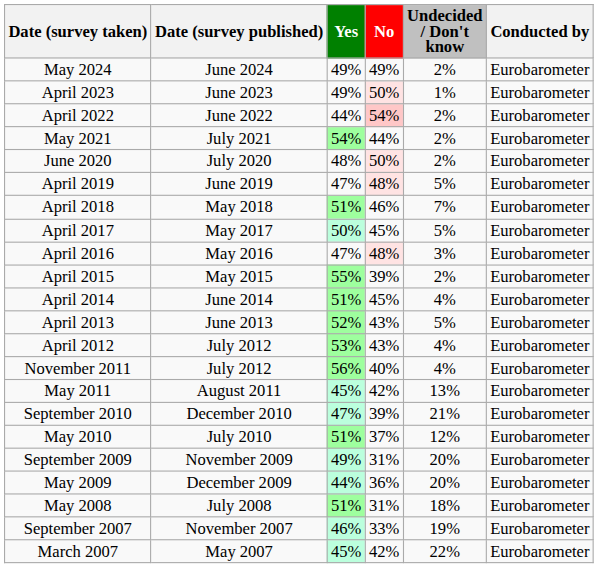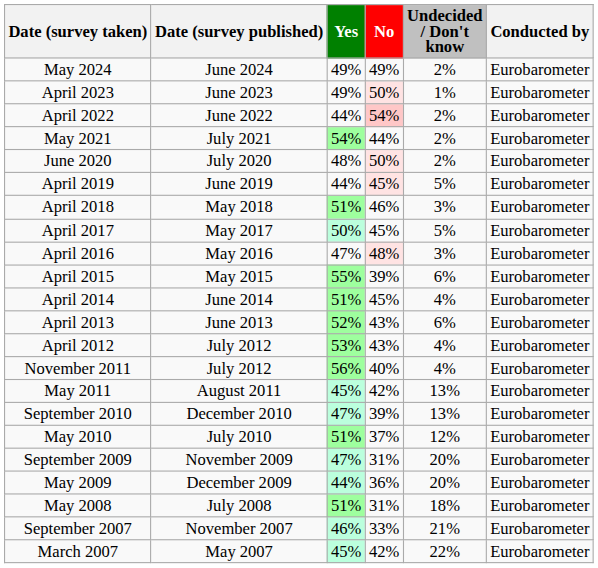(346, 184) 47% -> (346, 184) 44%
(384, 184) 48% -> (384, 184) 45%
(445, 207) 7% -> (445, 207) 3%
(445, 276) 2% -> (445, 276) 6%
(445, 322) 5% -> (445, 322) 6%
(445, 414) 21% -> (445, 414) 13%
(346, 459) 49% -> (346, 459) 47%
(445, 528) 19% -> (445, 528) 21%
